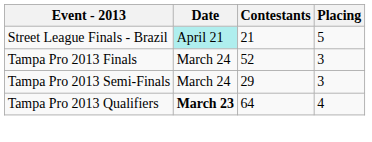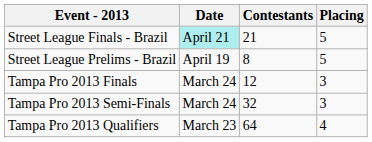+ row: (92, 59)
(247, 59) 52 -> (250, 81) 12
(247, 81) 29 -> (250, 103) 32
(205, 103) bold -> (209, 125) normal
